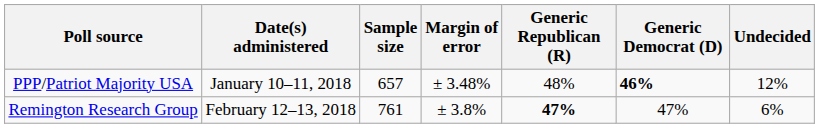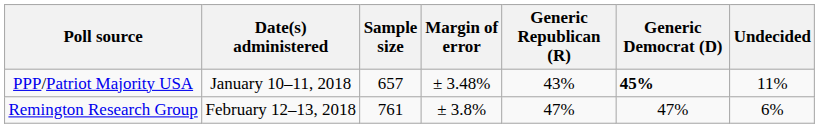(559, 83) 48% -> (559, 83) 43%
(637, 83) 46% -> (637, 83) 45%
(772, 83) 12% -> (772, 83) 11%
(559, 109) bold -> (559, 109) normal
